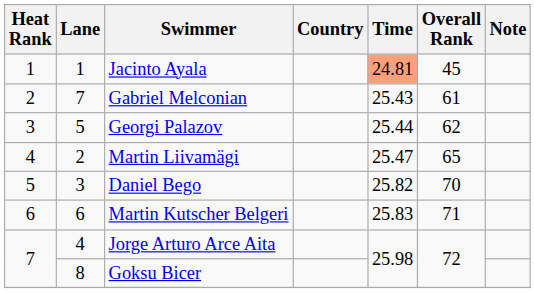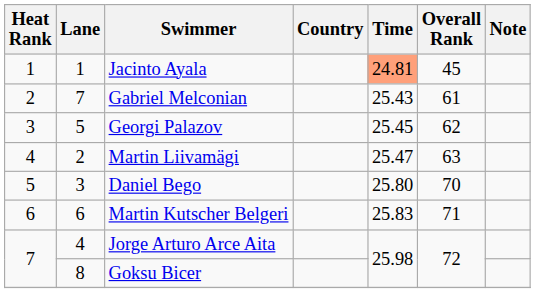(393, 127) 25.44 -> (393, 127) 25.45
(451, 156) 65 -> (451, 156) 63
(393, 185) 25.82 -> (393, 185) 25.80
